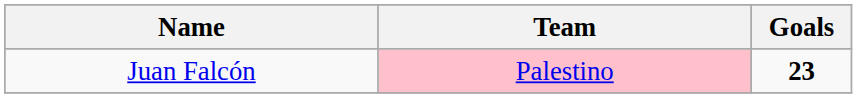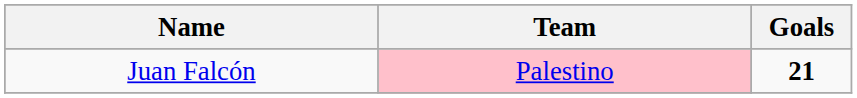(802, 70) 23 -> (802, 70) 21
